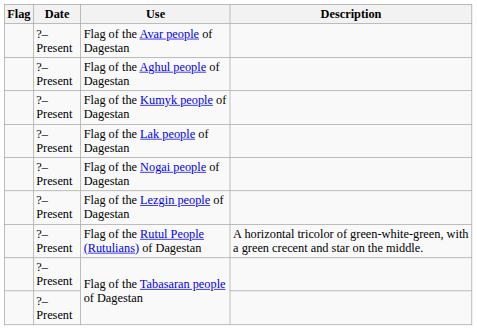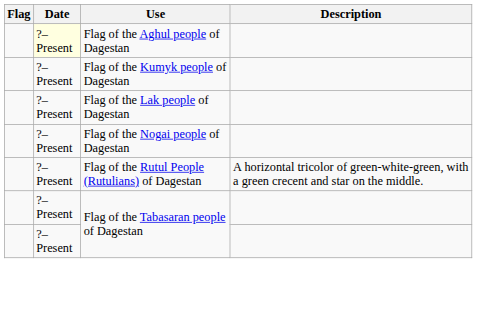- row: (148, 40)
(54, 74) no background -> (54, 40) lightyellow background
- row: (154, 207)
